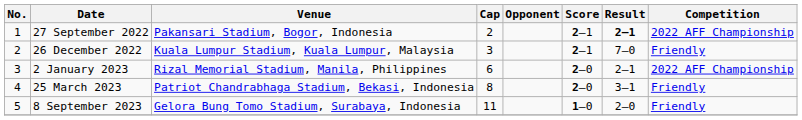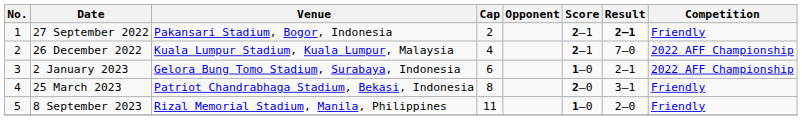(722, 32) 2022 AFF Championship -> (678, 32) Friendly
(490, 51) 3 -> (490, 51) 4
(678, 51) Friendly -> (722, 51) 2022 AFF Championship
(300, 69) Rizal Memorial Stadium, Manila, Philippines -> (307, 69) Gelora Bung Tomo Stadium, Surabaya, Indonesia
(582, 69) 2–0 -> (582, 69) 1–0
(307, 106) Gelora Bung Tomo Stadium, Surabaya, Indonesia -> (300, 106) Rizal Memorial Stadium, Manila, Philippines
